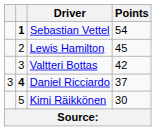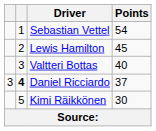(21, 30) bold -> (21, 30) normal
(121, 65) 42 -> (121, 65) 40
